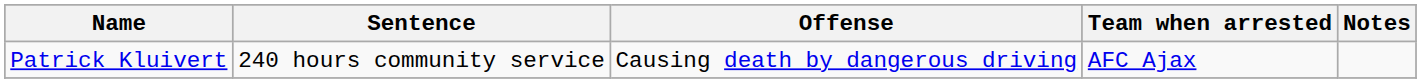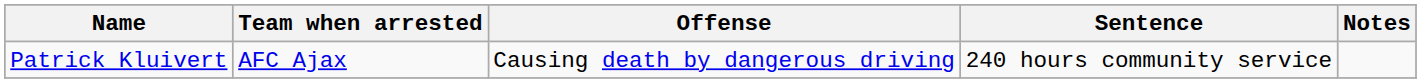columns swapped: (1210, 23) <-> (421, 23)
